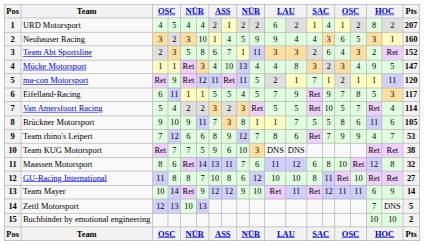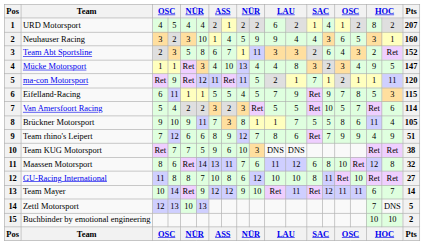(411, 94) 117 -> (411, 94) 115
(392, 108) 4 -> (392, 108) 6
(392, 122) 6 -> (392, 122) 4
(392, 136) 7 -> (392, 136) 9
(411, 136) 53 -> (411, 136) 51
(392, 191) 9 -> (392, 191) 7
